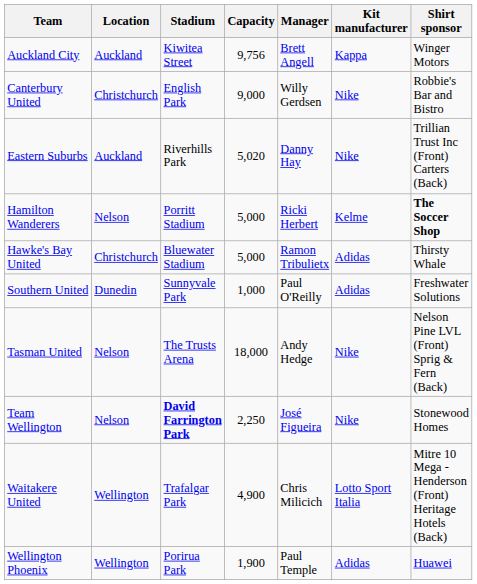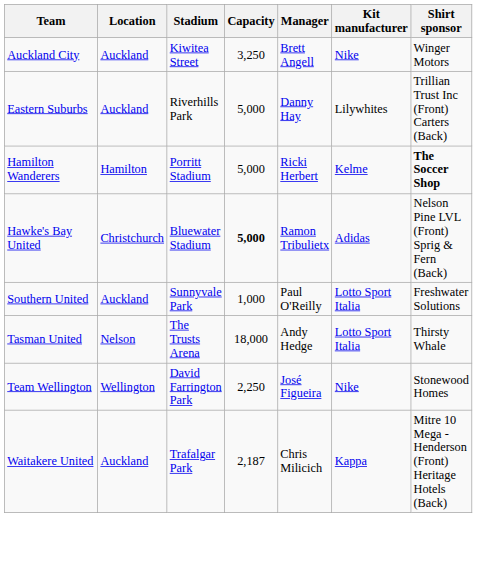(251, 54) 9,756 -> (251, 54) 3,250
(351, 54) Kappa -> (347, 54) Nike
- row: (35, 94)
(251, 156) 5,020 -> (251, 108) 5,000
(347, 156) Nike -> (361, 108) Lilywhites
(112, 217) Nelson -> (124, 169) Hamilton
(251, 257) normal -> (251, 237) bold
(431, 257) Thirsty Whale -> (437, 237) Nelson Pine LVL (Front) Sprig & Fern (Back)
(115, 290) Dunedin -> (124, 299) Auckland
(352, 290) Adidas -> (363, 299) Lotto Sport Italia
(347, 352) Nike -> (363, 339) Lotto Sport Italia
(437, 352) Nelson Pine LVL (Front) Sprig & Fern (Back) -> (431, 339) Thirsty Whale
(112, 420) Nelson -> (128, 386) Wellington
(193, 420) bold -> (196, 386) normal
(121, 495) Wellington -> (124, 461) Auckland
(251, 495) 4,900 -> (251, 461) 2,187
(363, 495) Lotto Sport Italia -> (351, 461) Kappa
- row: (34, 563)
